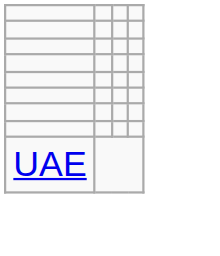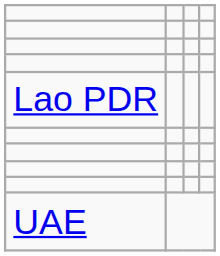+ row: (86, 98)
